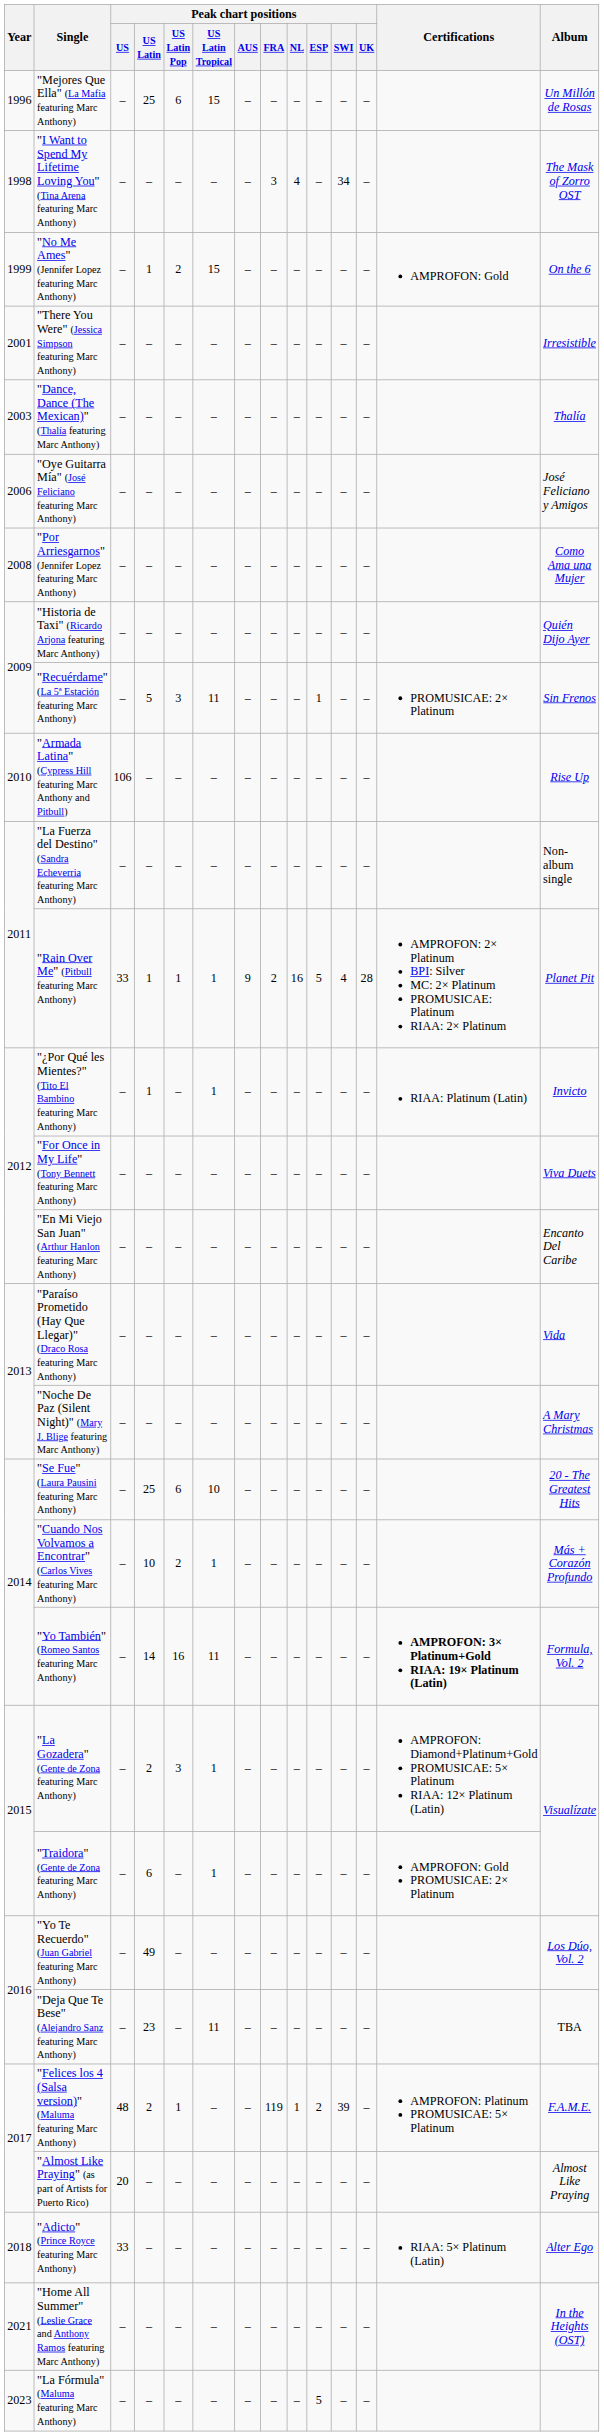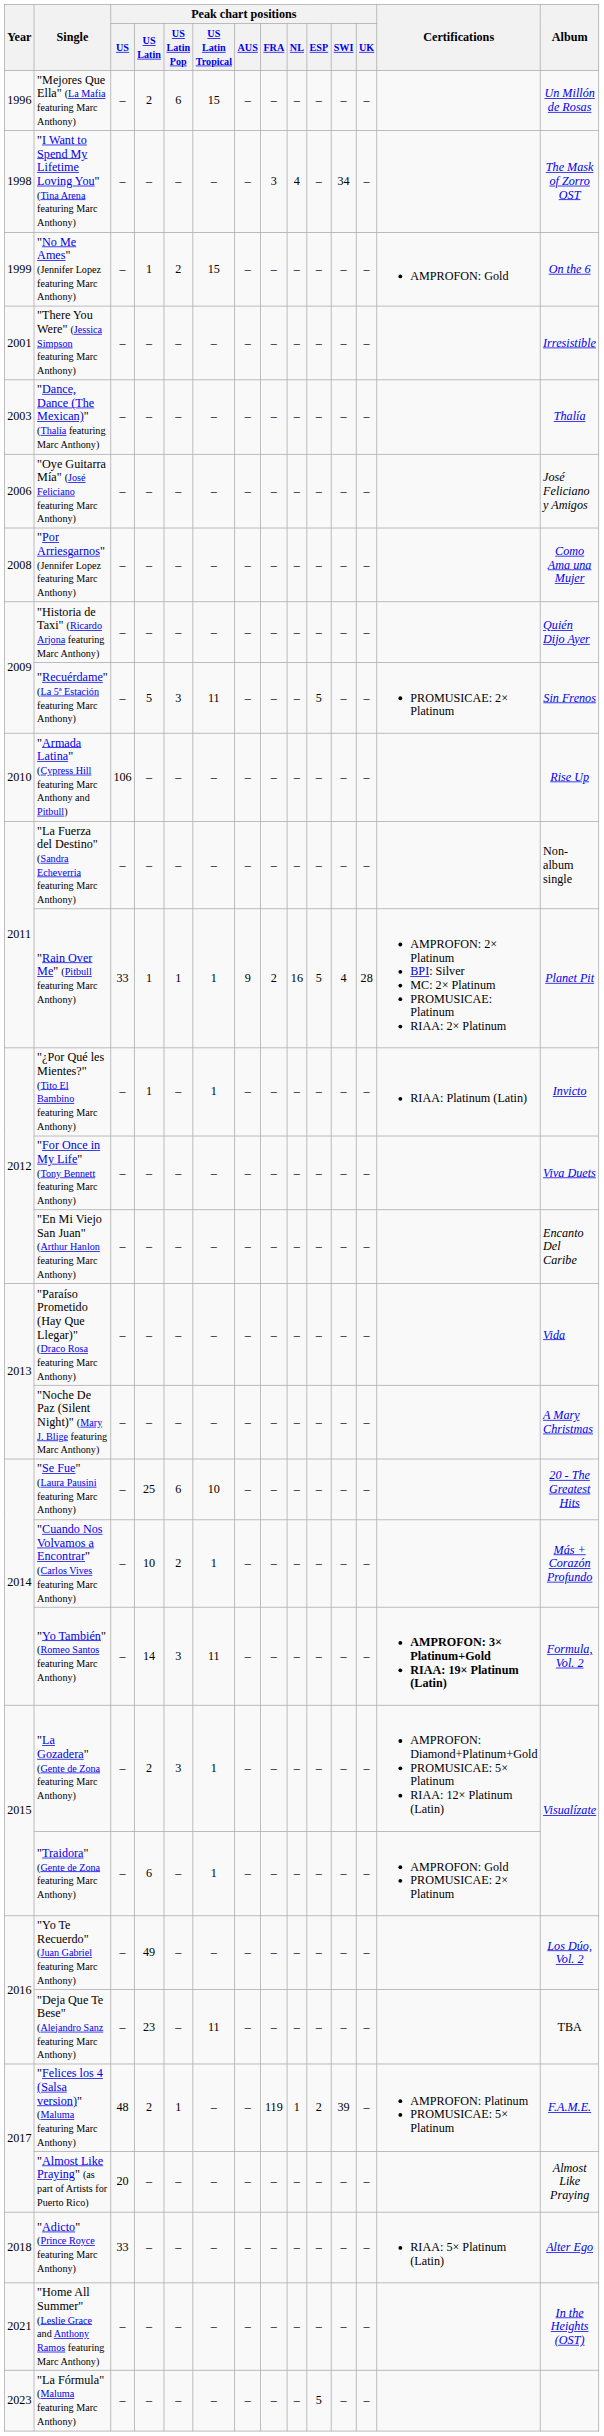(149, 100) 25 -> (149, 100) 2
(319, 697) 1 -> (319, 697) 5
(178, 1656) 16 -> (178, 1656) 3
